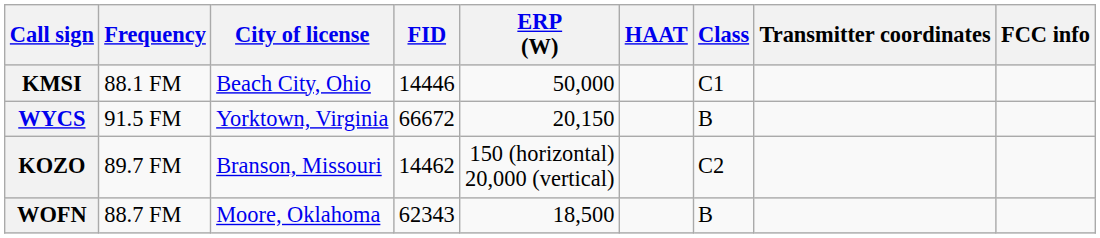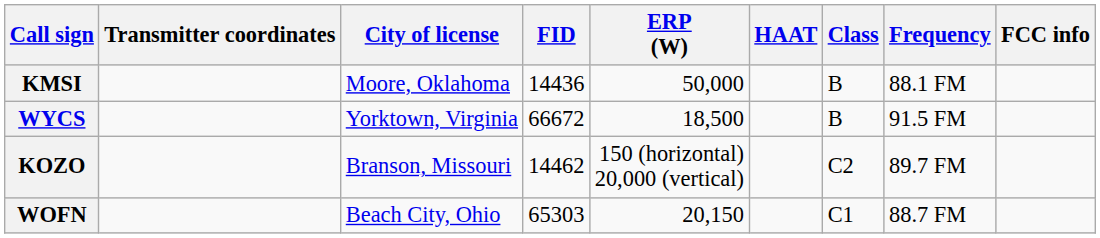columns swapped: (155, 34) <-> (875, 34)
(294, 82) Beach City, Ohio -> (428, 82) Moore, Oklahoma
(427, 82) 14446 -> (556, 82) 14436
(711, 82) C1 -> (835, 82) B
(584, 118) 20,150 -> (713, 118) 18,500
(298, 214) Moore, Oklahoma -> (423, 214) Beach City, Ohio
(427, 214) 62343 -> (556, 214) 65303
(584, 214) 18,500 -> (713, 214) 20,150
(706, 214) B -> (841, 214) C1
